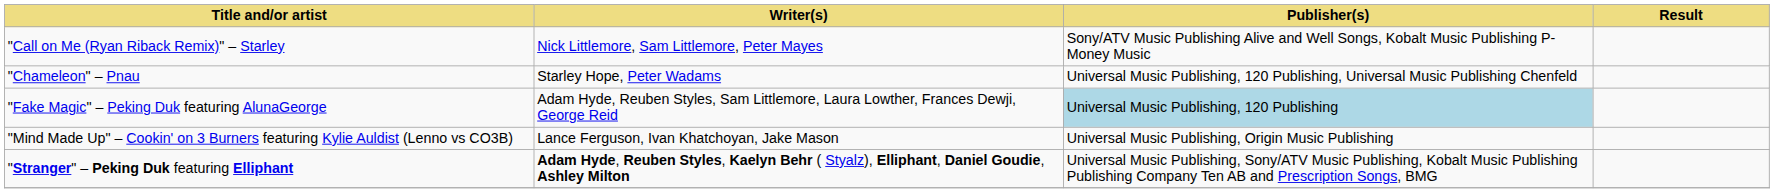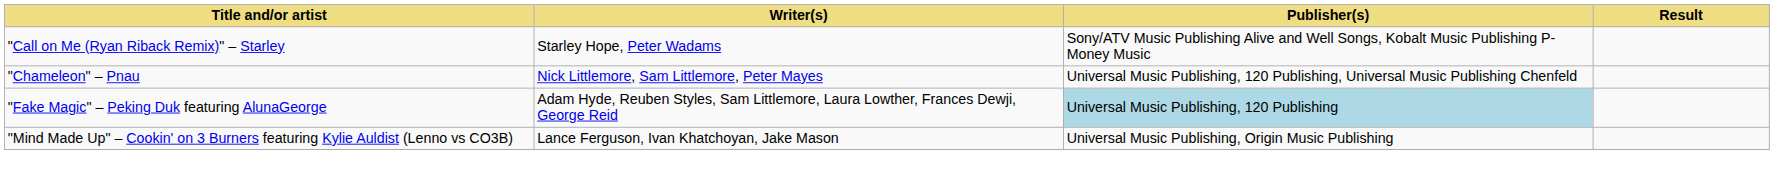(680, 46) Nick Littlemore, Sam Littlemore, Peter Mayes -> (629, 46) Starley Hope, Peter Wadams
(629, 76) Starley Hope, Peter Wadams -> (680, 76) Nick Littlemore, Sam Littlemore, Peter Mayes
- row: (150, 168)
